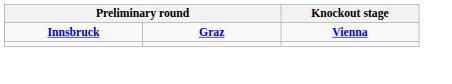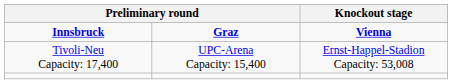+ row: (78, 57)
